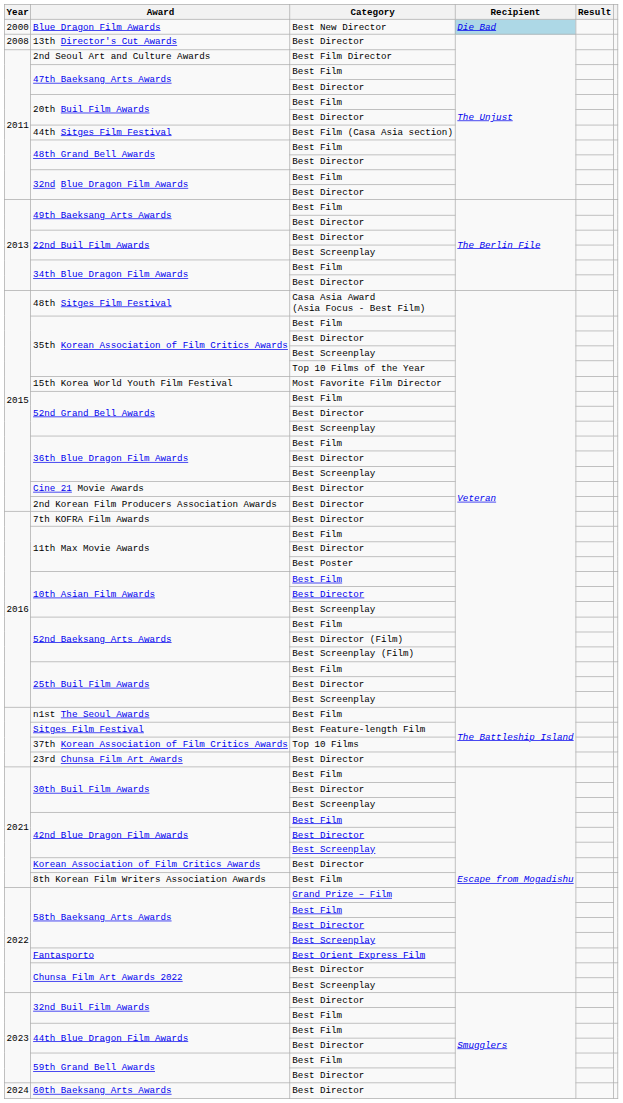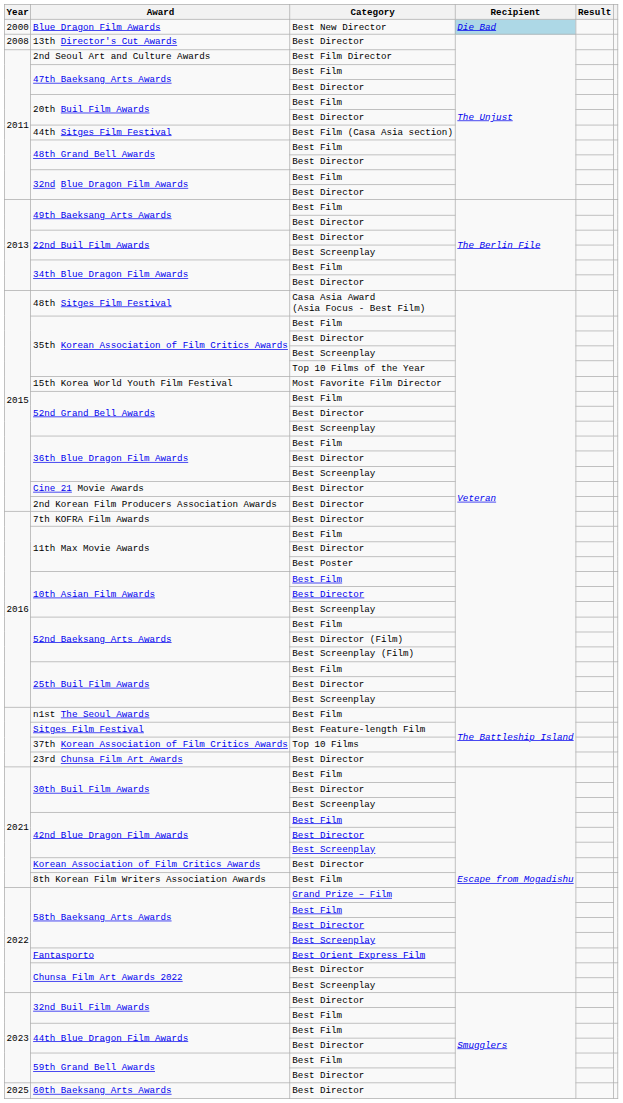(18, 1091) 2024 -> (18, 1091) 2025
